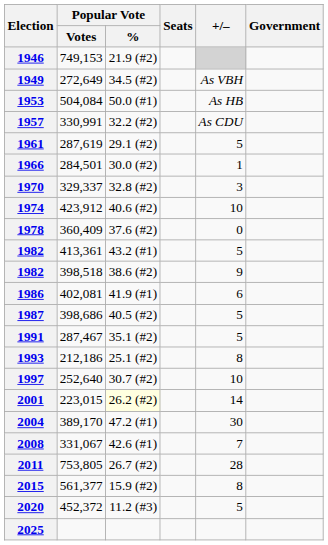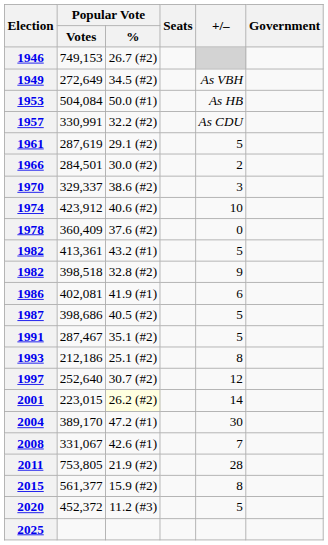(133, 57) 21.9 (#2) -> (133, 57) 26.7 (#2)
(240, 164) 1 -> (240, 164) 2
(133, 185) 32.8 (#2) -> (133, 185) 38.6 (#2)
(133, 271) 38.6 (#2) -> (133, 271) 32.8 (#2)
(236, 378) 10 -> (236, 378) 12
(133, 464) 26.7 (#2) -> (133, 464) 21.9 (#2)
